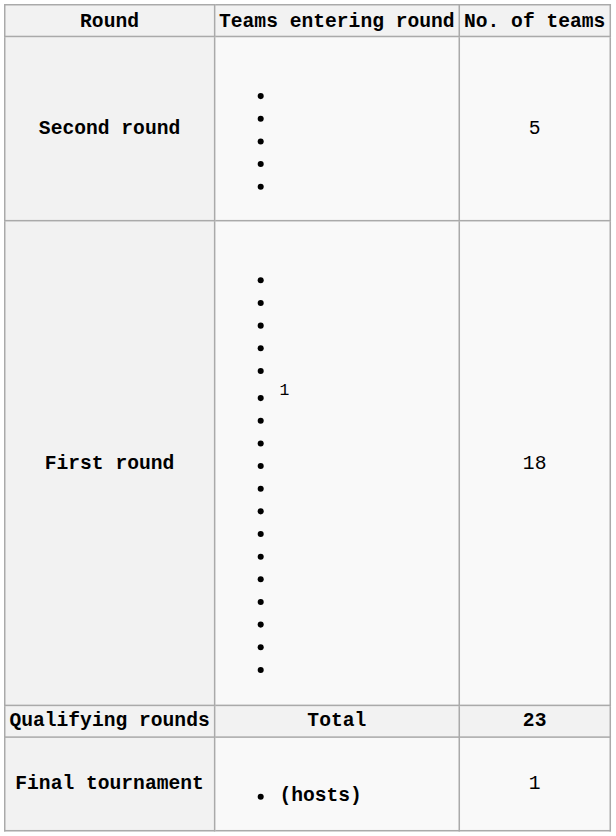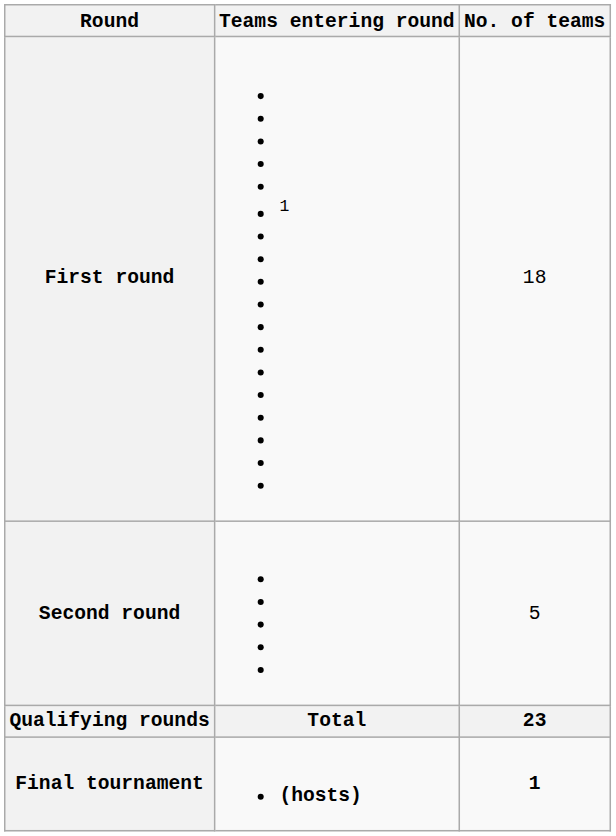rows swapped: (110, 463) <-> (110, 129)
(535, 784) normal -> (535, 784) bold
